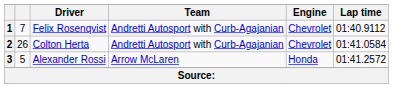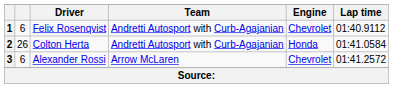(22, 28) 7 -> (22, 28) 6
(310, 44) Chevrolet -> (303, 44) Honda
(22, 60) 5 -> (22, 60) 6
(303, 60) Honda -> (310, 60) Chevrolet
